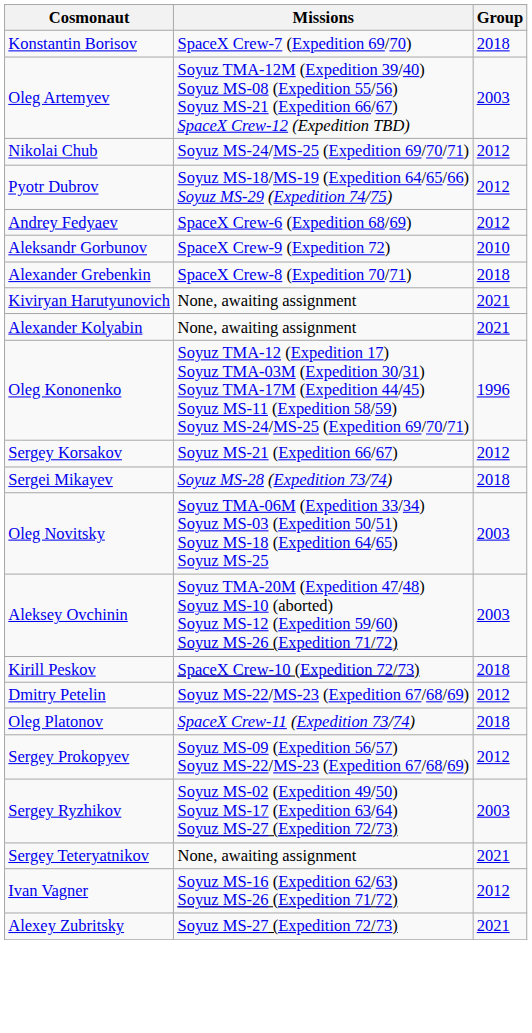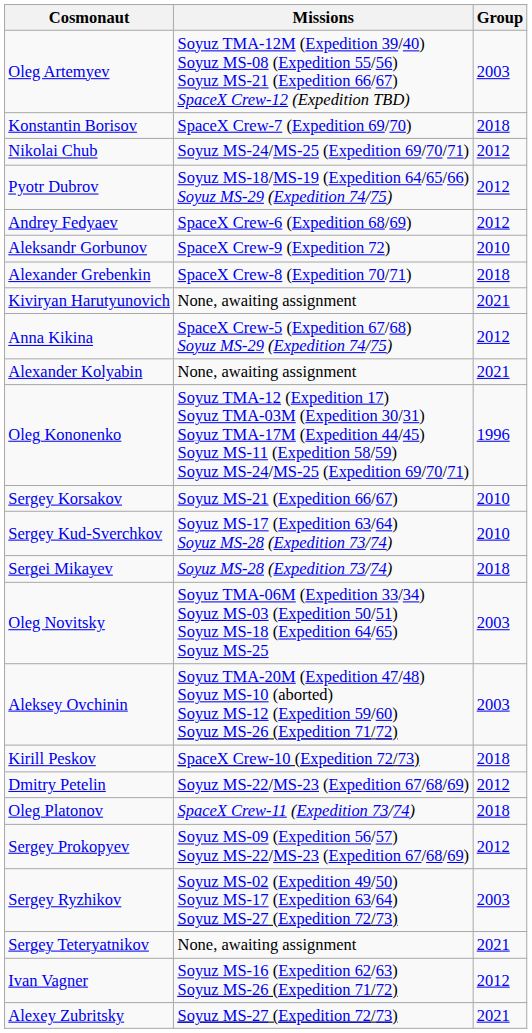rows swapped: (59, 97) <-> (73, 43)
+ row: (51, 338)
(493, 453) 2012 -> (493, 498) 2010
+ row: (85, 533)
